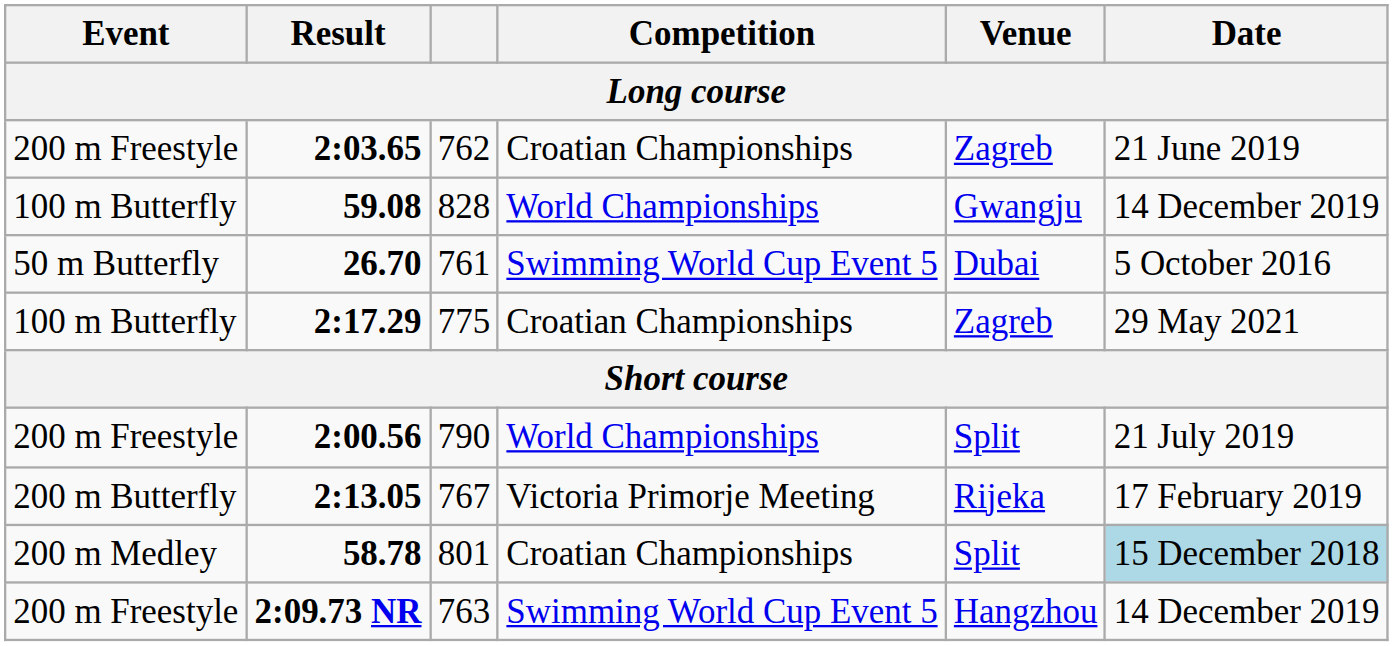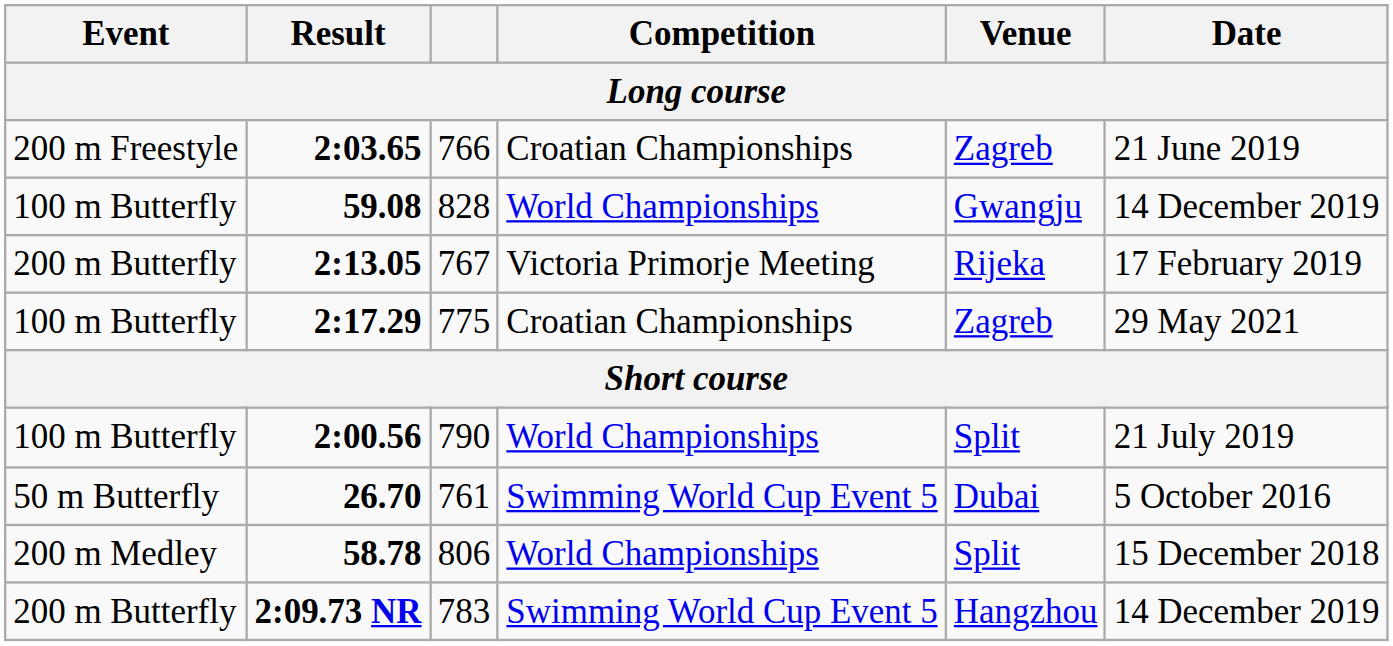(464, 148) 762 -> (464, 148) 766
rows swapped: (368, 494) <-> (382, 264)
(126, 437) 200 m Freestyle -> (125, 437) 100 m Butterfly
(464, 552) 801 -> (464, 552) 806
(680, 552) Croatian Championships -> (663, 552) World Championships
(1247, 552) lightblue background -> (1247, 552) no background
(126, 609) 200 m Freestyle -> (125, 609) 200 m Butterfly
(464, 609) 763 -> (464, 609) 783
